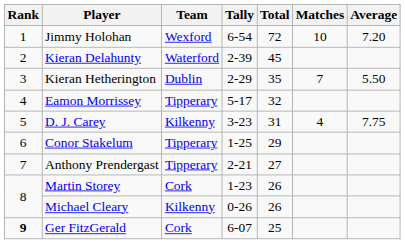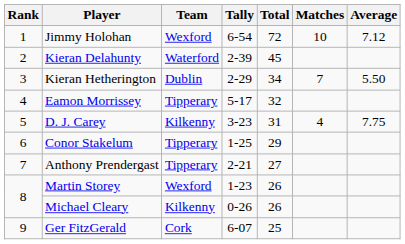(374, 36) 7.20 -> (374, 36) 7.12
(275, 79) 35 -> (275, 79) 34
(178, 185) Cork -> (188, 185) Wexford
(23, 228) bold -> (23, 228) normal
